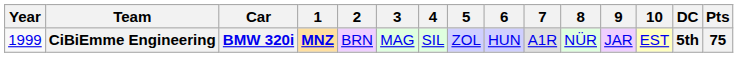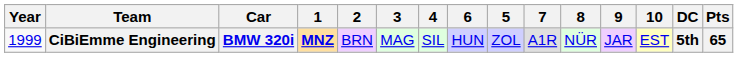columns swapped: (466, 16) <-> (504, 16)
(718, 40) 75 -> (718, 40) 65
